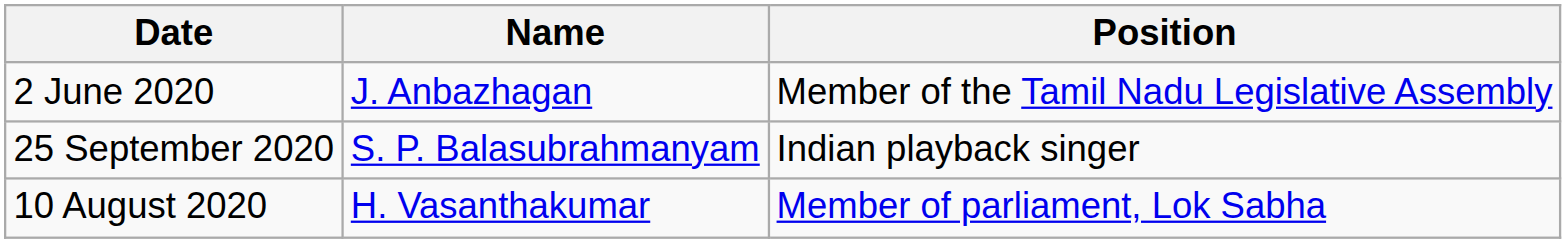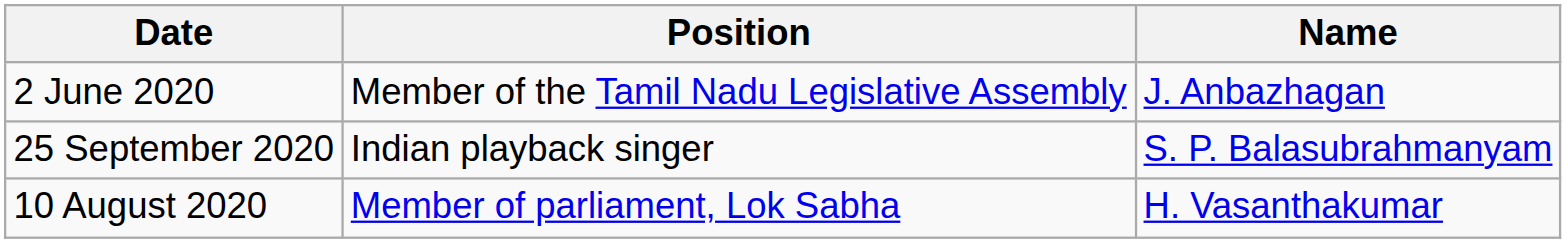columns swapped: (555, 33) <-> (1165, 33)
